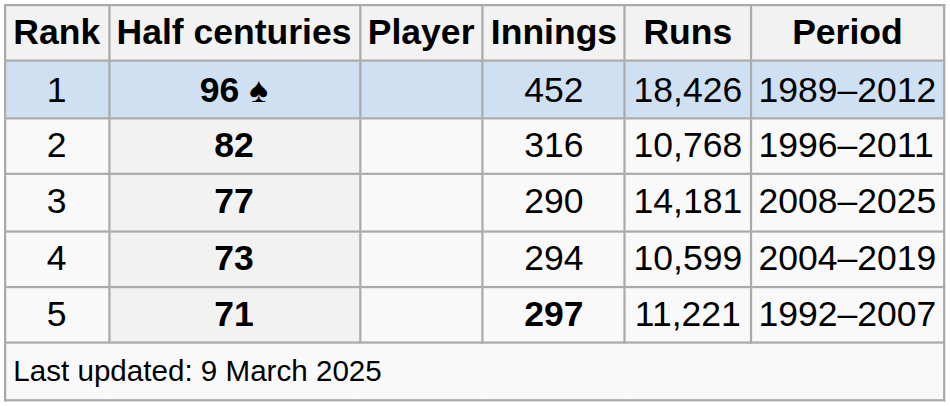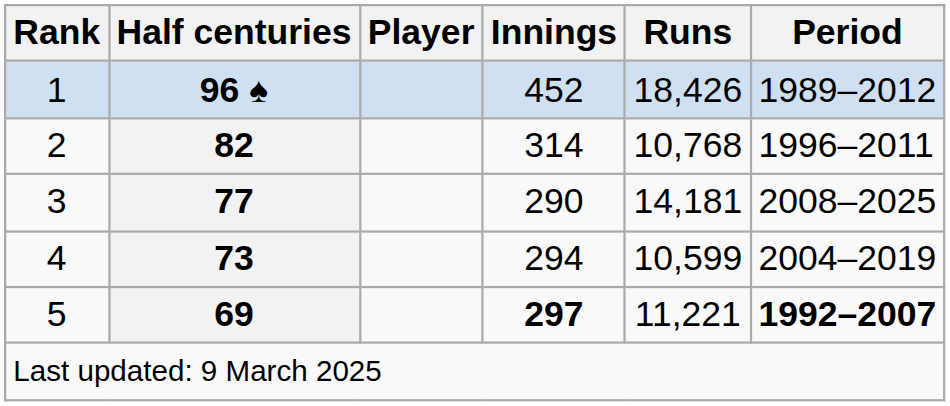(554, 145) 316 -> (554, 145) 314
(234, 314) 71 -> (234, 314) 69
(847, 314) normal -> (847, 314) bold
